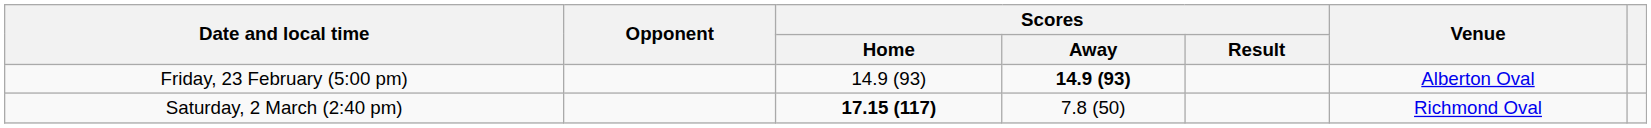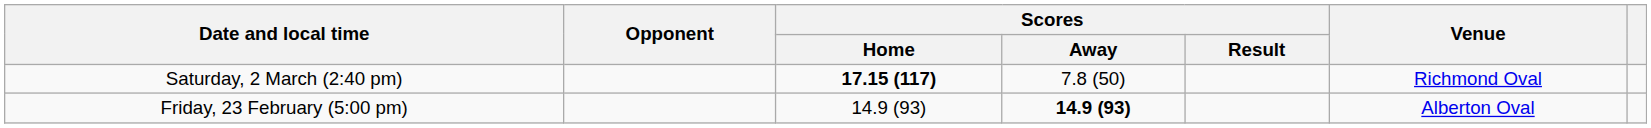rows swapped: (284, 79) <-> (284, 109)
